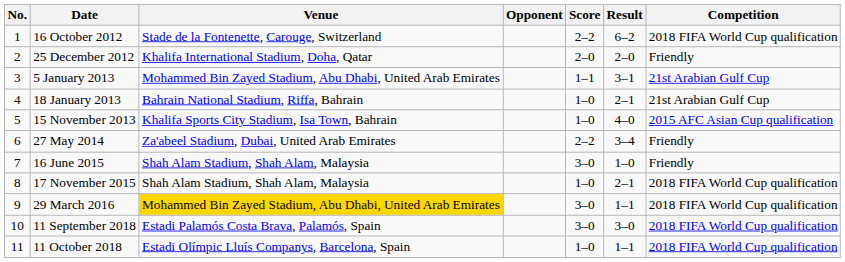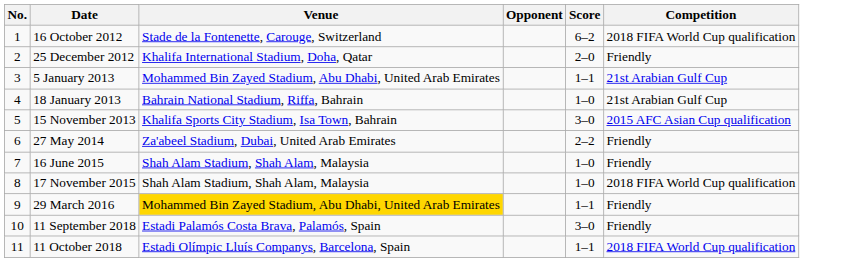- column: (625, 15)
(585, 36) 2–2 -> (585, 36) 6–2
(585, 120) 1–0 -> (585, 120) 3–0
(585, 162) 3–0 -> (585, 162) 1–0
(585, 204) 3–0 -> (585, 204) 1–1
(743, 204) 2018 FIFA World Cup qualification -> (629, 204) Friendly
(743, 225) 2018 FIFA World Cup qualification -> (629, 225) Friendly
(585, 246) 1–0 -> (585, 246) 1–1
